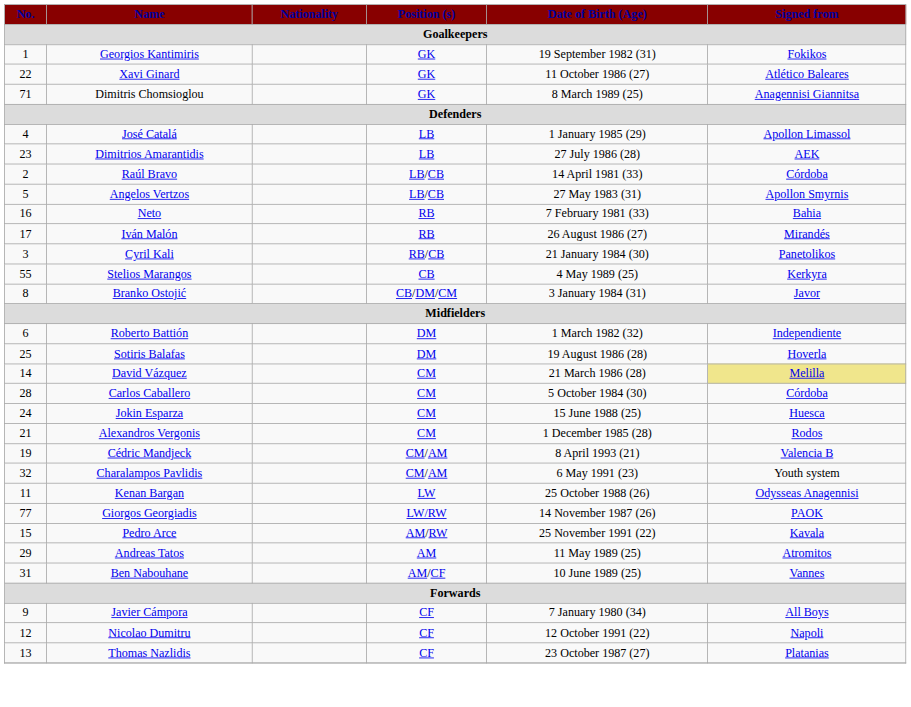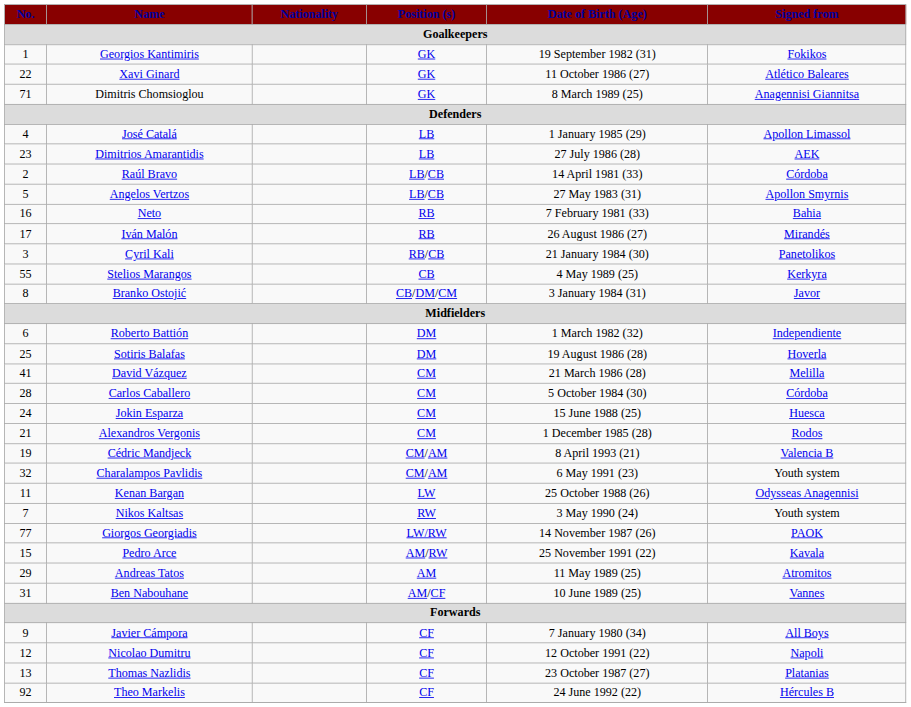(26, 373) 14 -> (26, 373) 41
(807, 373) khaki background -> (807, 373) no background
+ row: (149, 513)
+ row: (149, 693)
